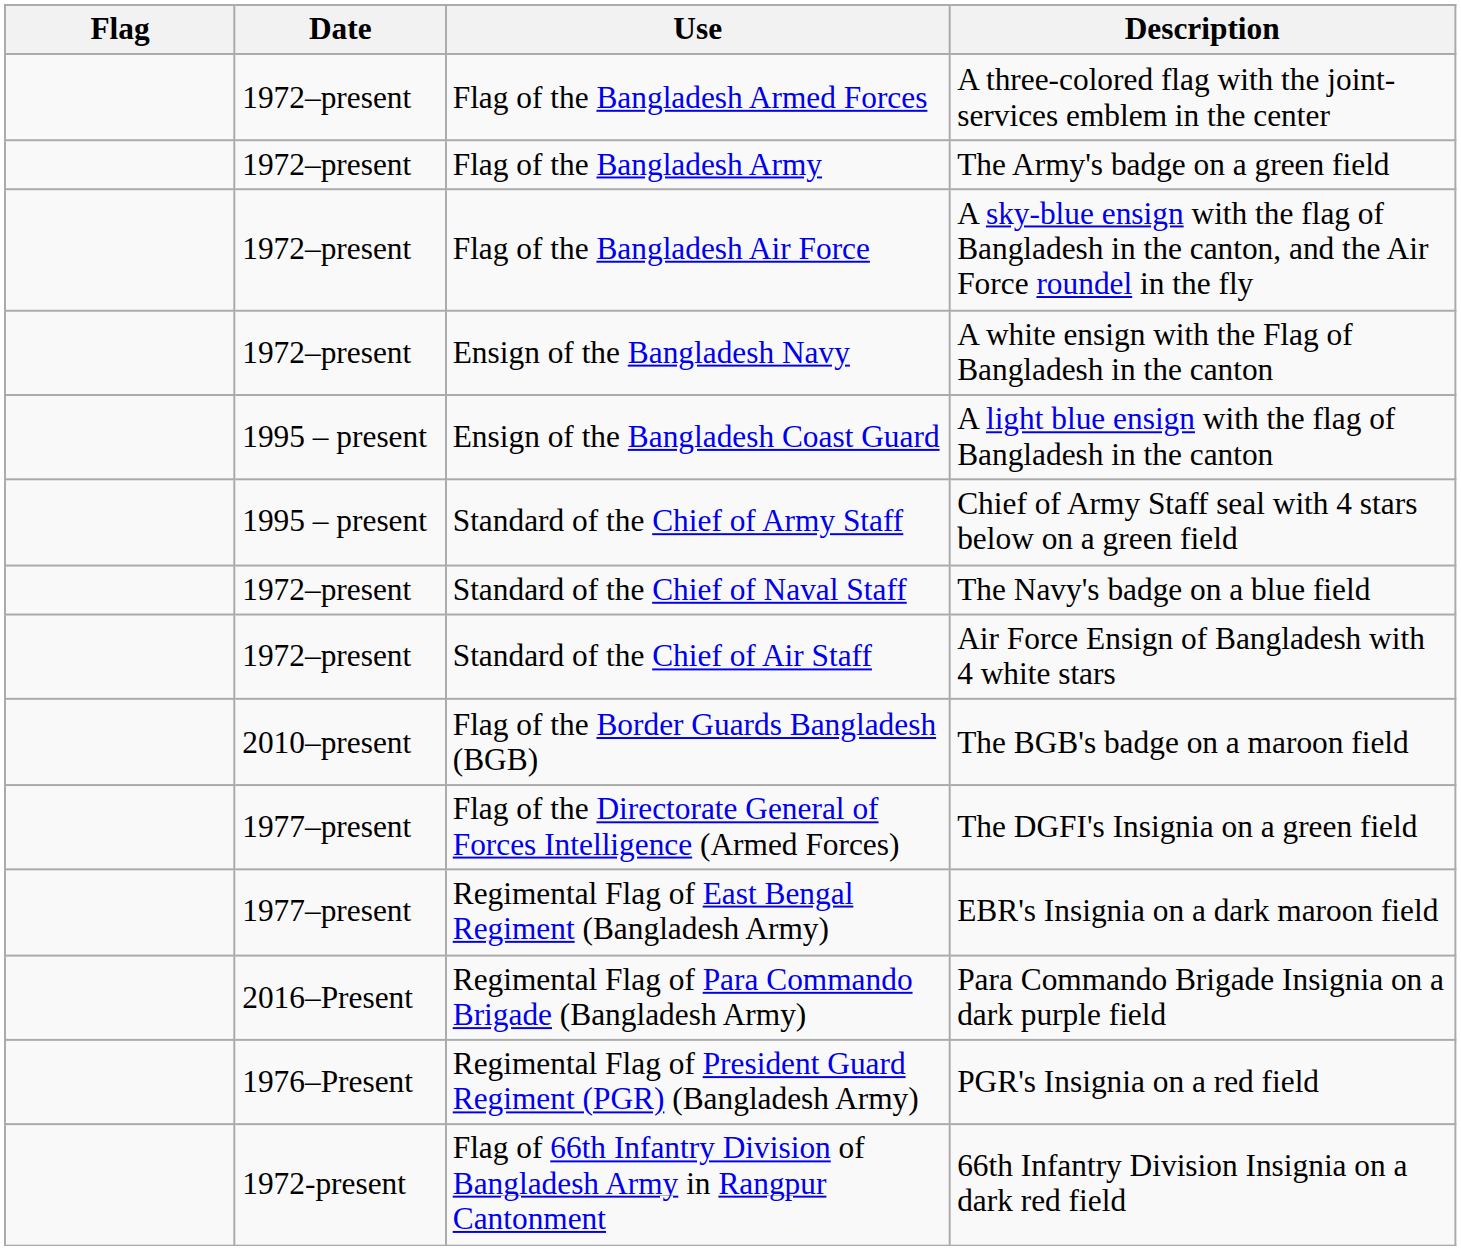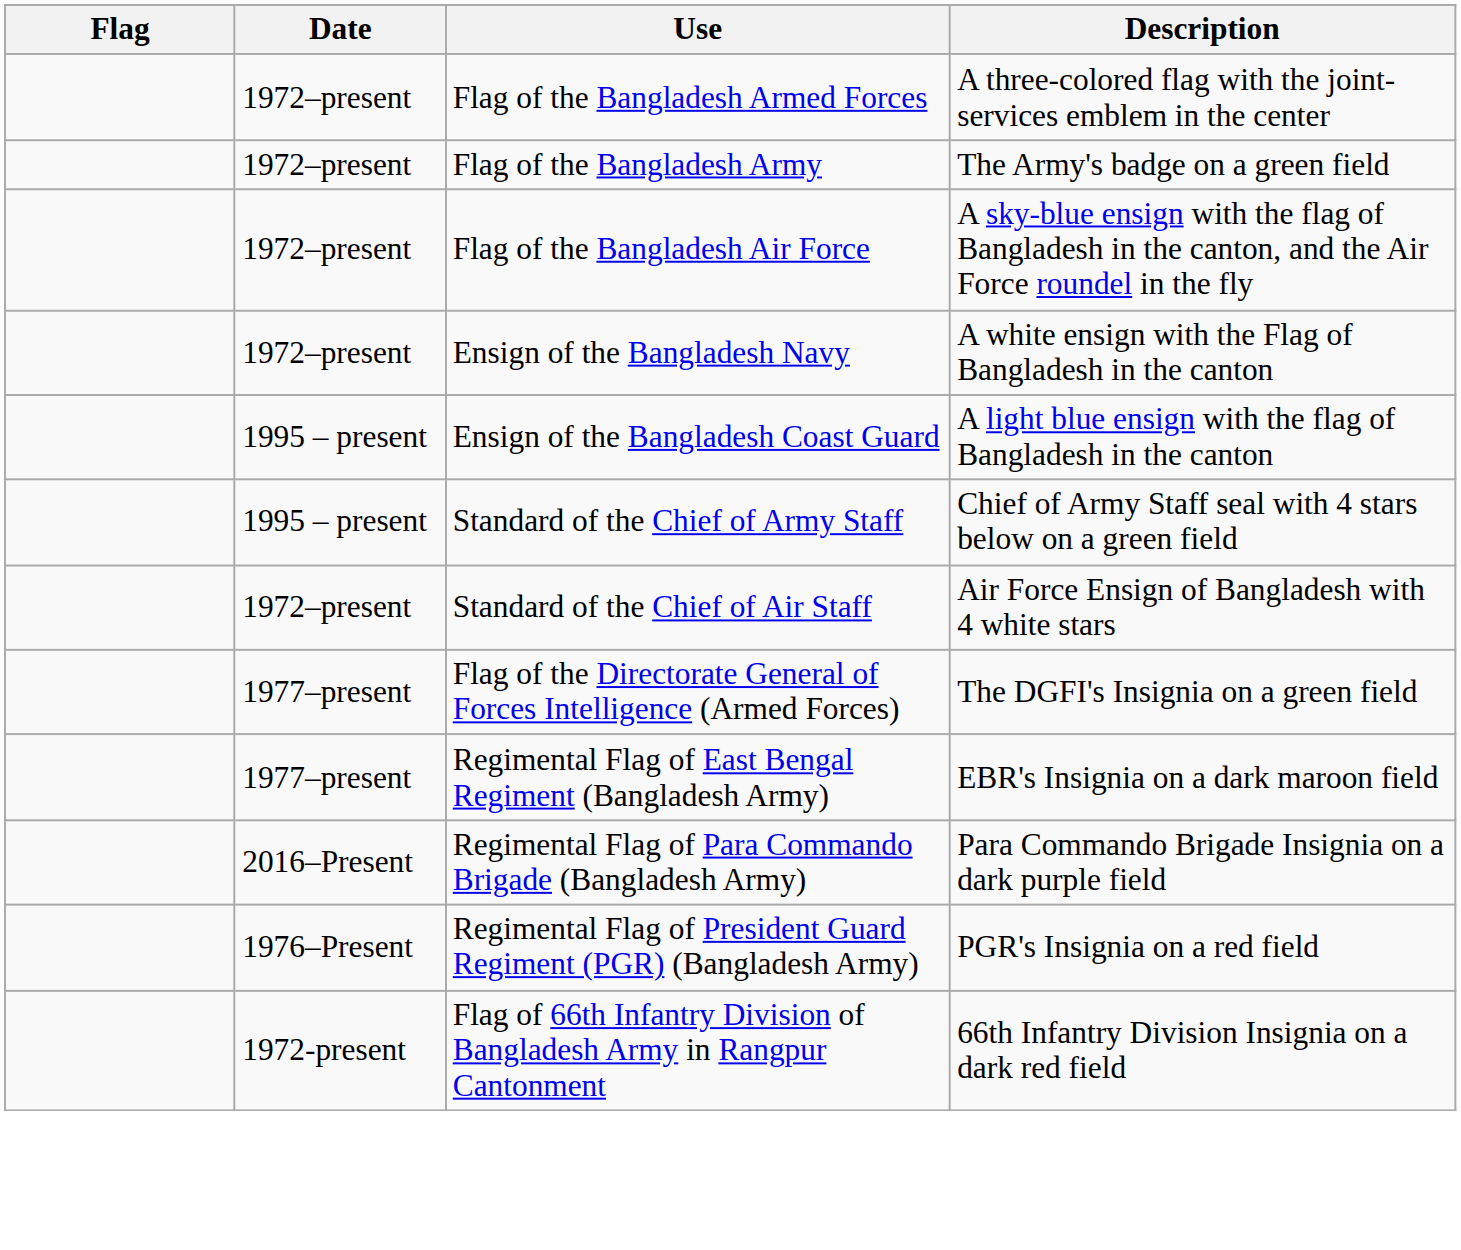- row: (680, 589)
- row: (694, 741)
